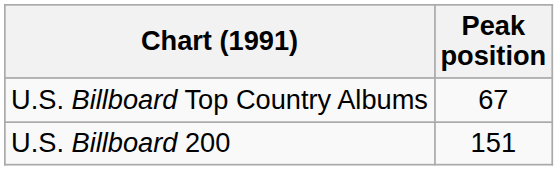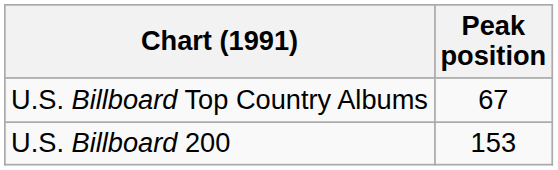(493, 142) 151 -> (493, 142) 153
